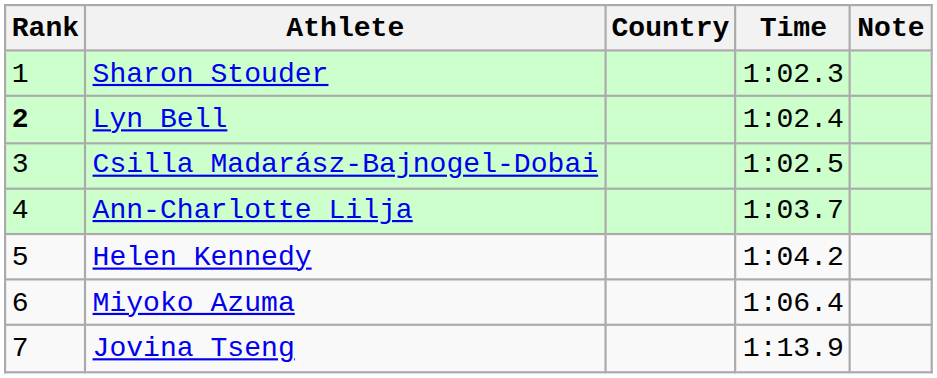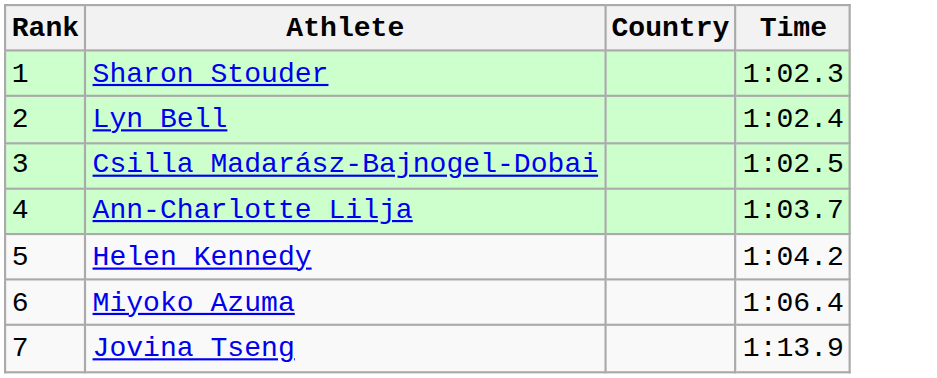- column: (891, 28)
(20, 119) bold -> (20, 119) normal
